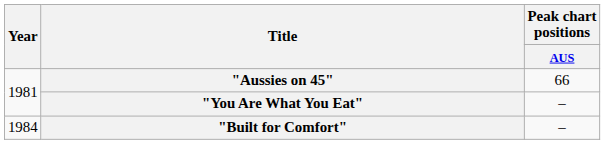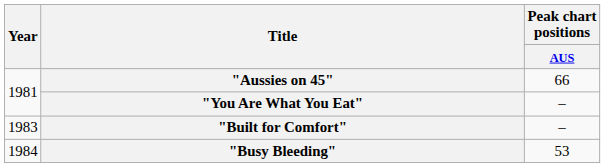(23, 127) 1984 -> (23, 127) 1983
+ row: (283, 151)
